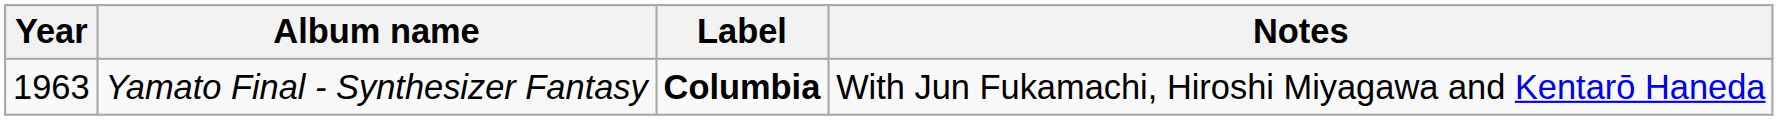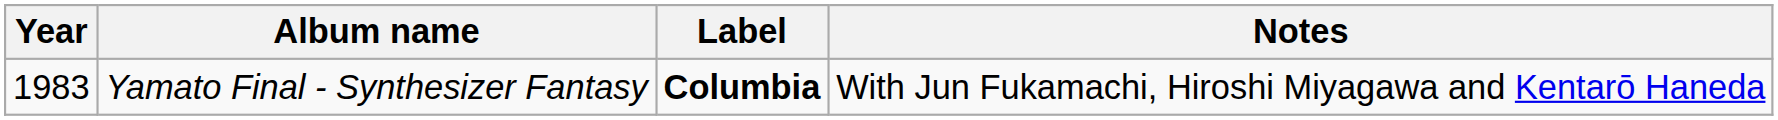(51, 86) 1963 -> (51, 86) 1983
